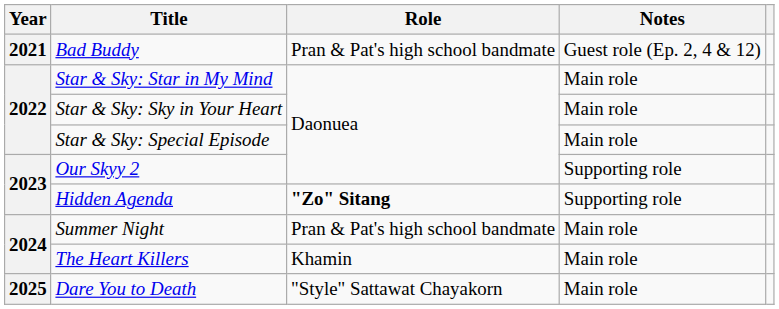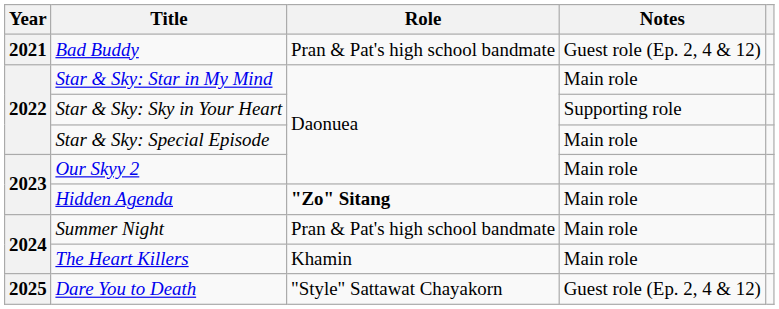(601, 109) Main role -> (623, 109) Supporting role
(623, 169) Supporting role -> (601, 169) Main role
(623, 199) Supporting role -> (601, 199) Main role
(601, 288) Main role -> (662, 288) Guest role (Ep. 2, 4 & 12)
